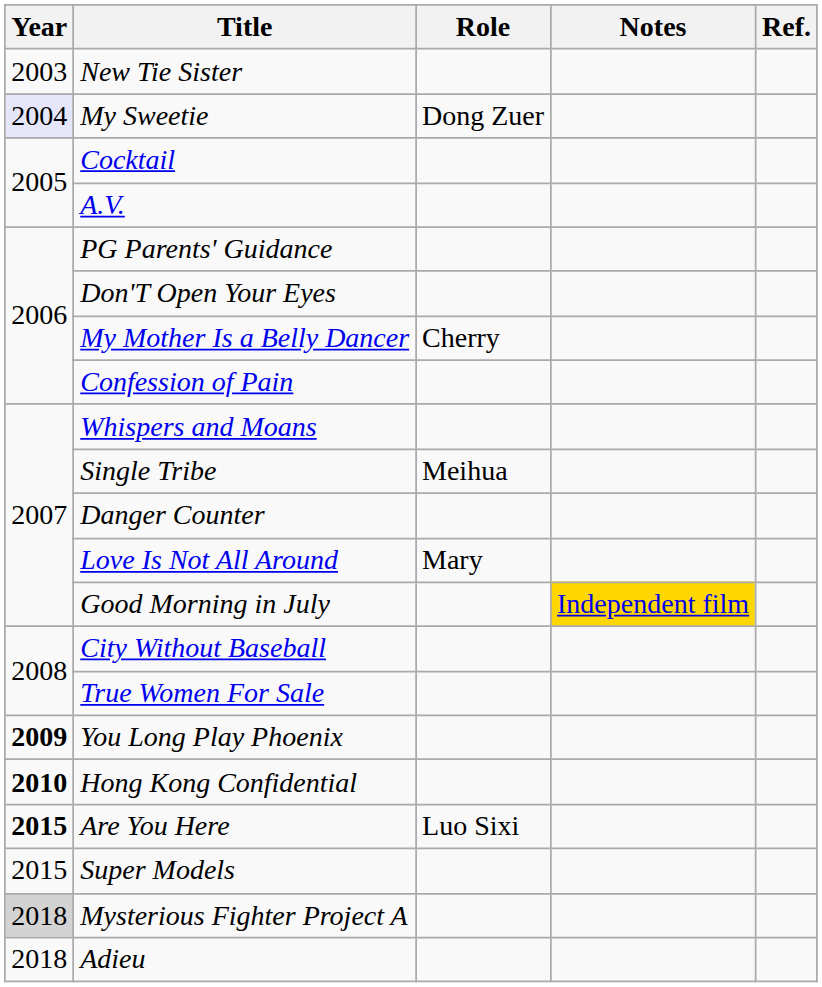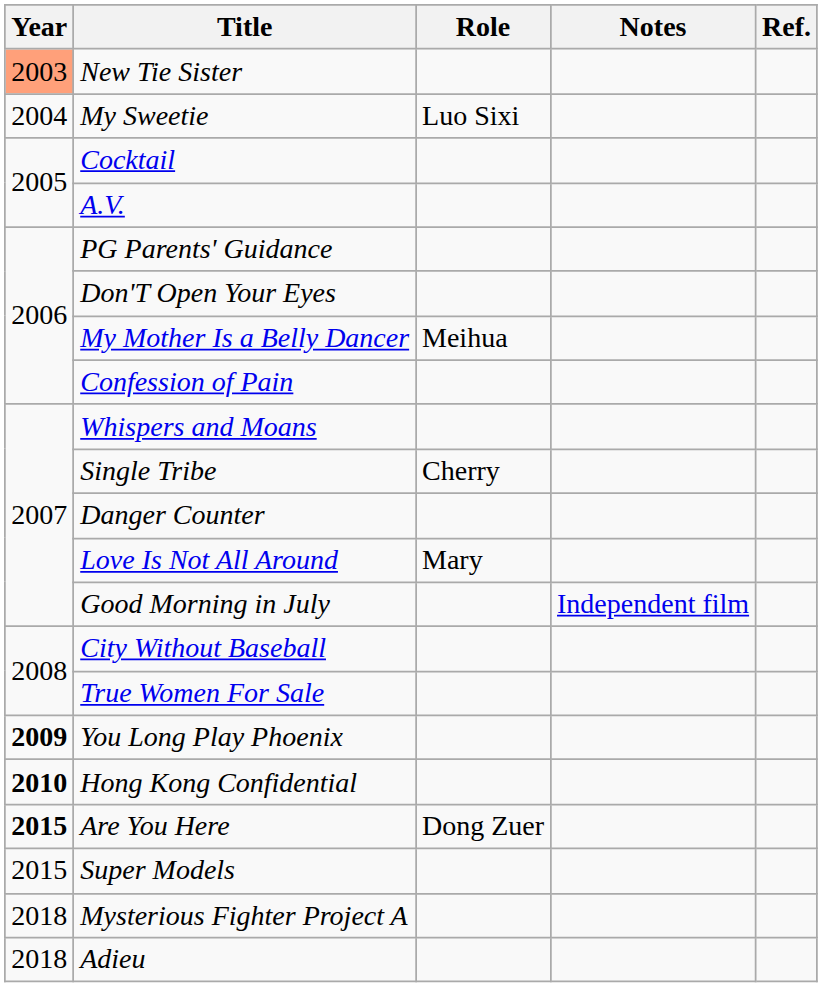(39, 71) no background -> (39, 71) lightsalmon background
(39, 115) lavender background -> (39, 115) no background
(483, 115) Dong Zuer -> (471, 115) Luo Sixi
(461, 337) Cherry -> (465, 337) Meihua
(465, 470) Meihua -> (461, 470) Cherry
(653, 603) gold background -> (653, 603) no background
(471, 826) Luo Sixi -> (483, 826) Dong Zuer
(39, 914) lightgrey background -> (39, 914) no background
